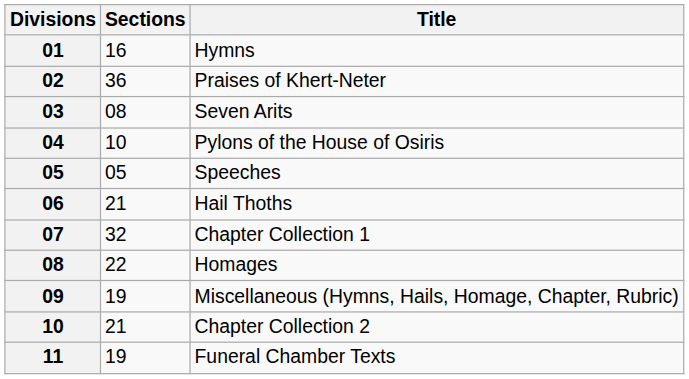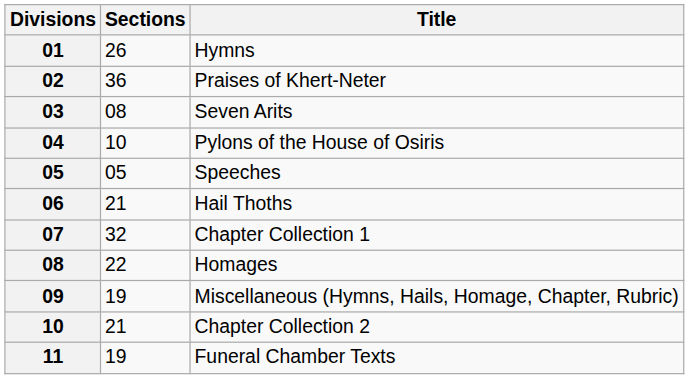(116, 50) 16 -> (116, 50) 26
